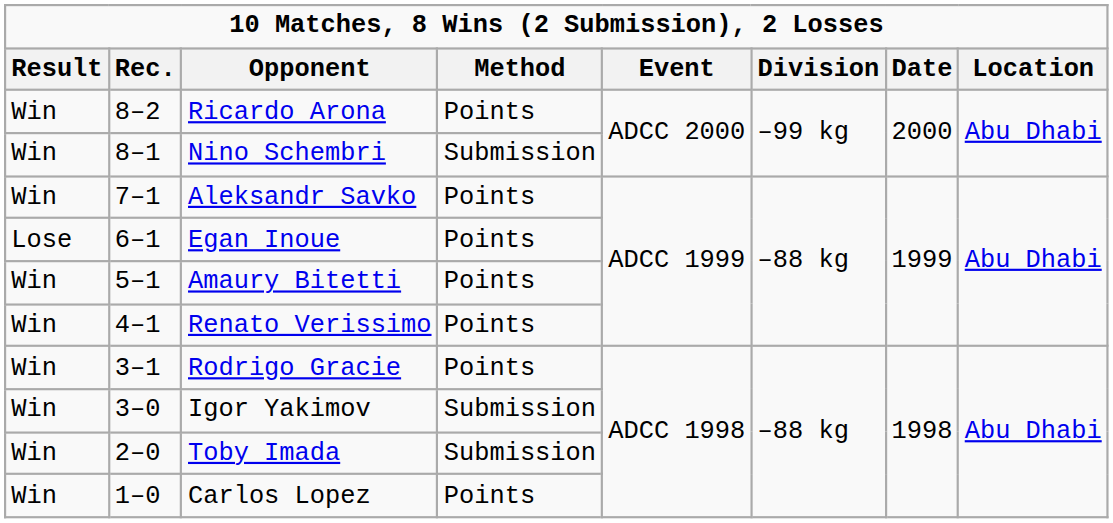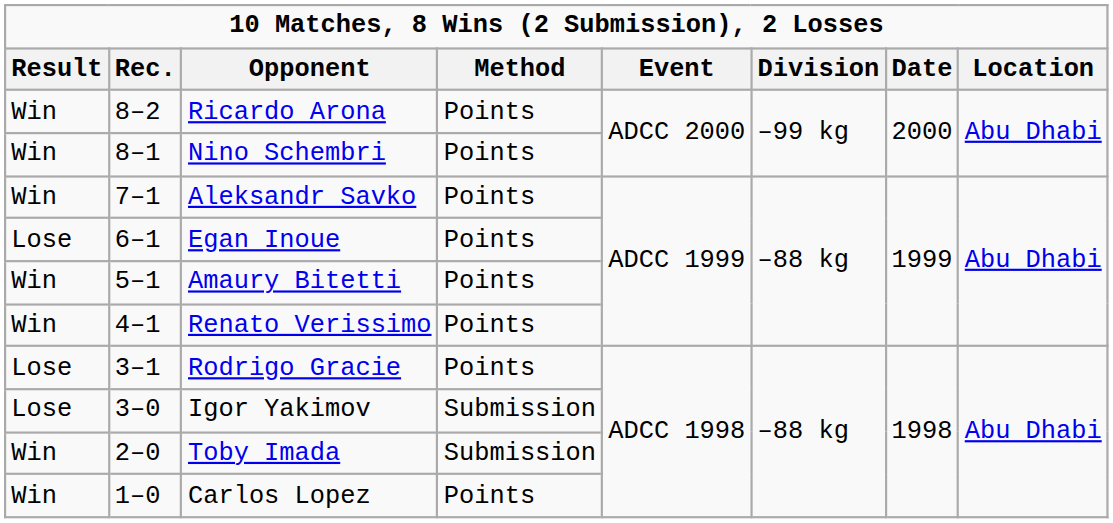(520, 154) Submission -> (489, 154) Points
(34, 367) Win -> (42, 367) Lose
(34, 410) Win -> (42, 410) Lose
